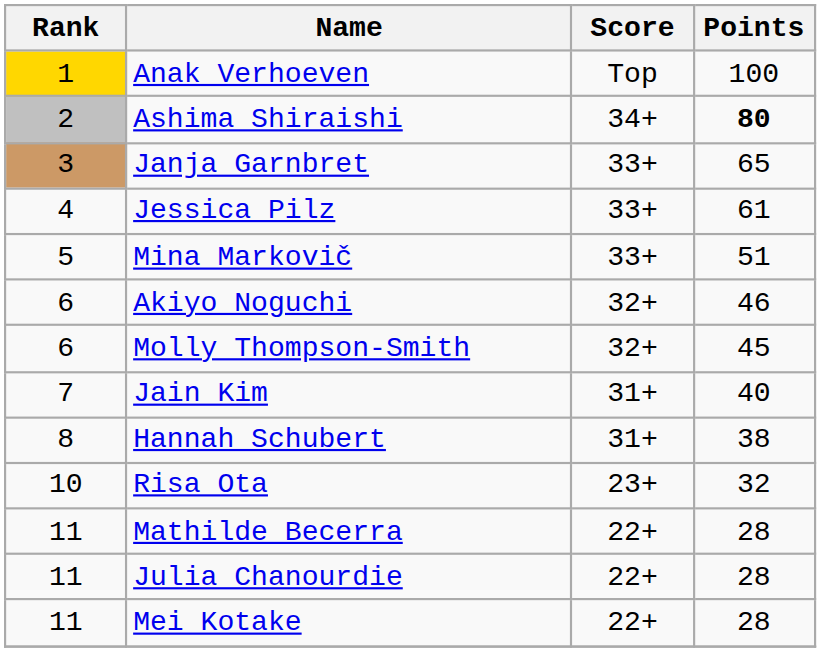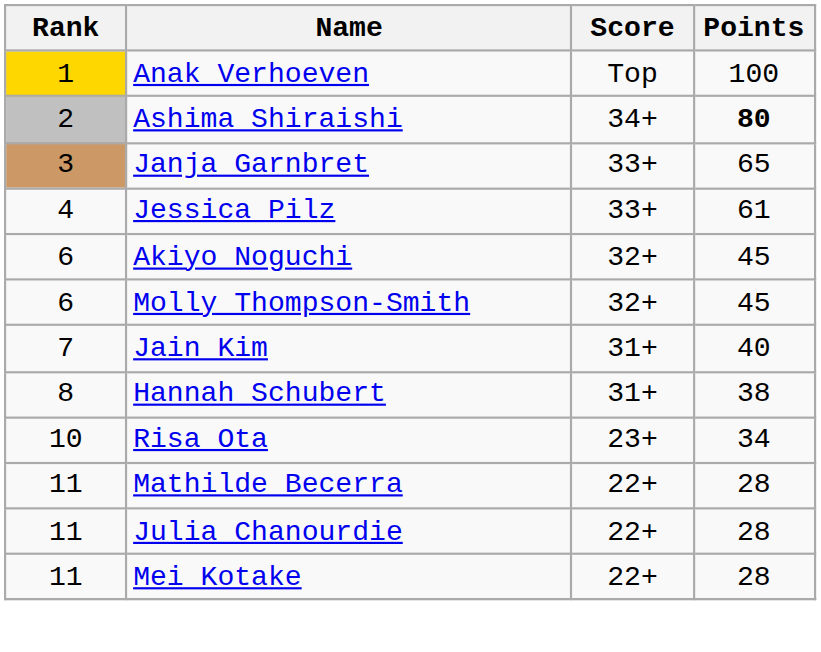- row: (243, 257)
(754, 303) 46 -> (754, 257) 45
(754, 486) 32 -> (754, 440) 34
